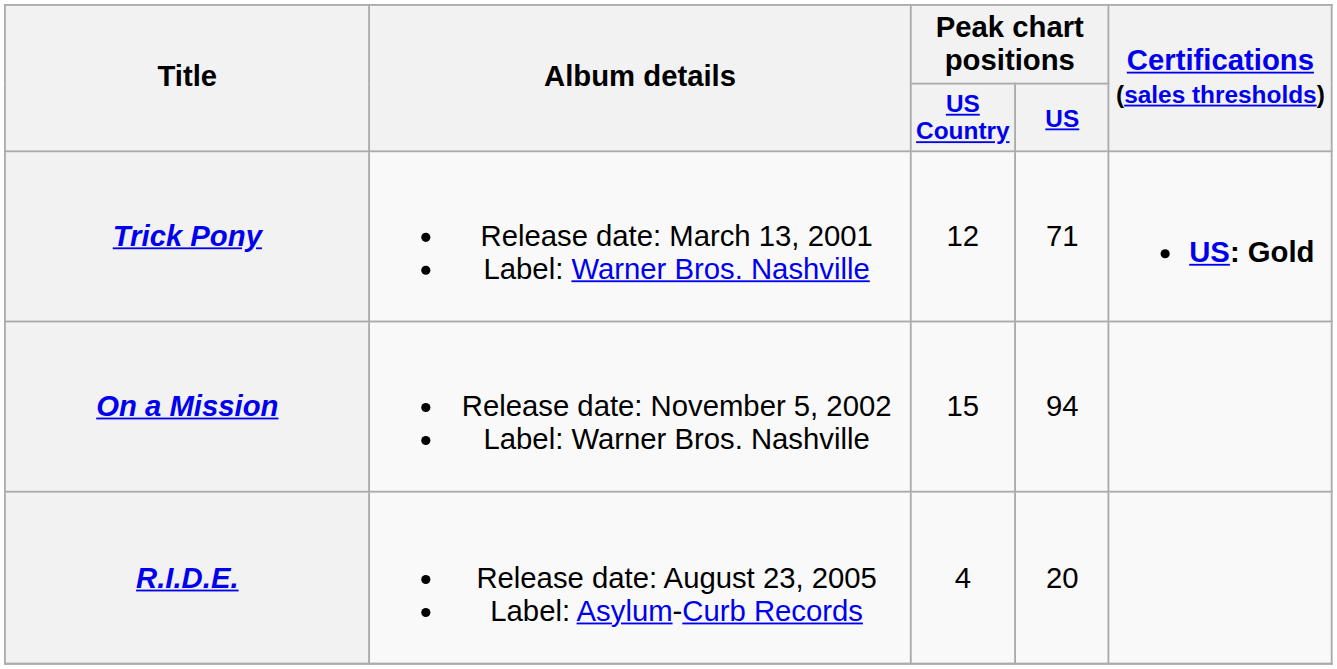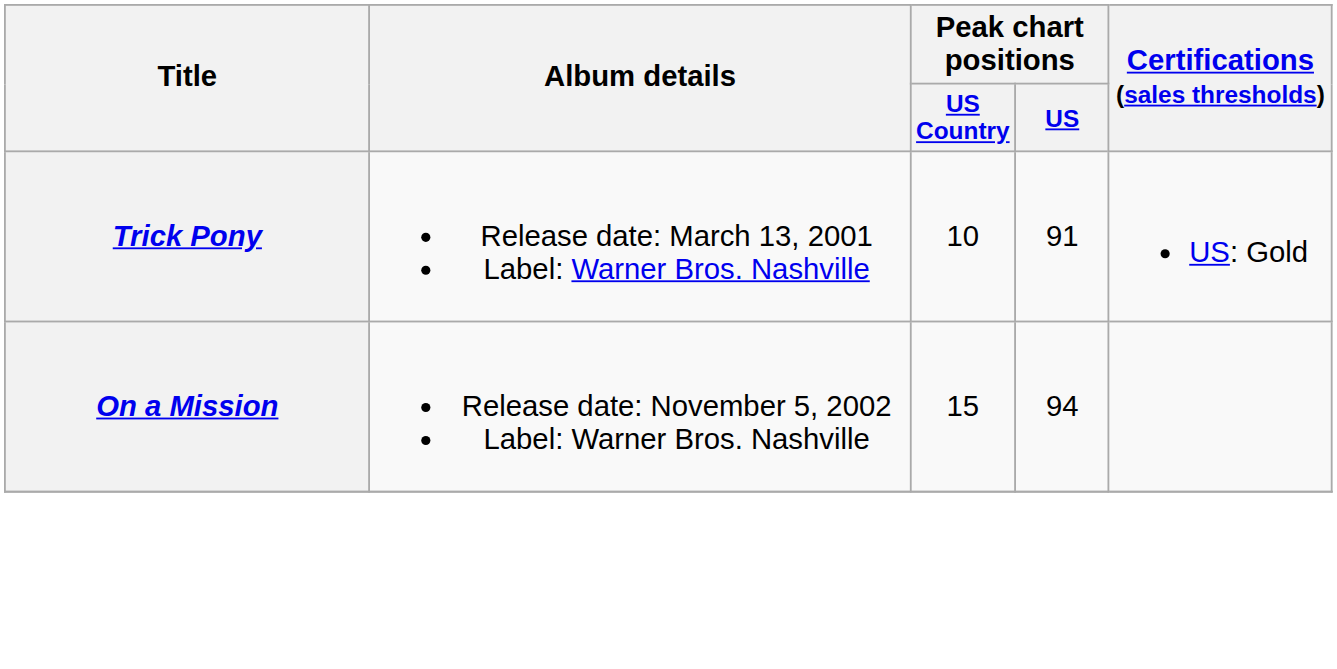(963, 235) 12 -> (963, 235) 10
(1062, 235) 71 -> (1062, 235) 91
(1220, 253) bold -> (1220, 253) normal
- row: (187, 577)
